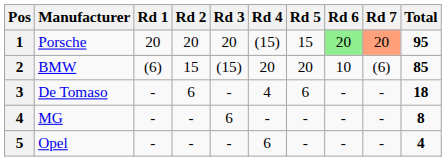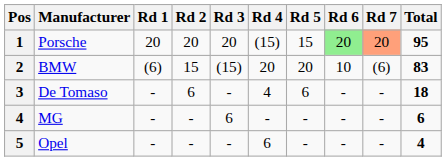(421, 67) 85 -> (421, 67) 83
(421, 118) 8 -> (421, 118) 6
